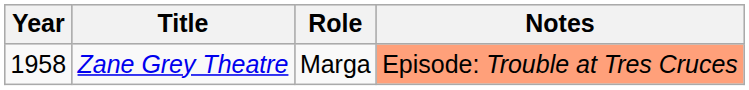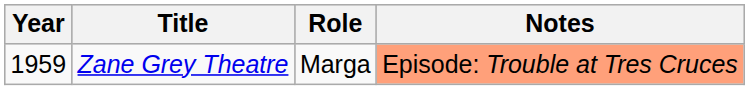(38, 63) 1958 -> (38, 63) 1959
